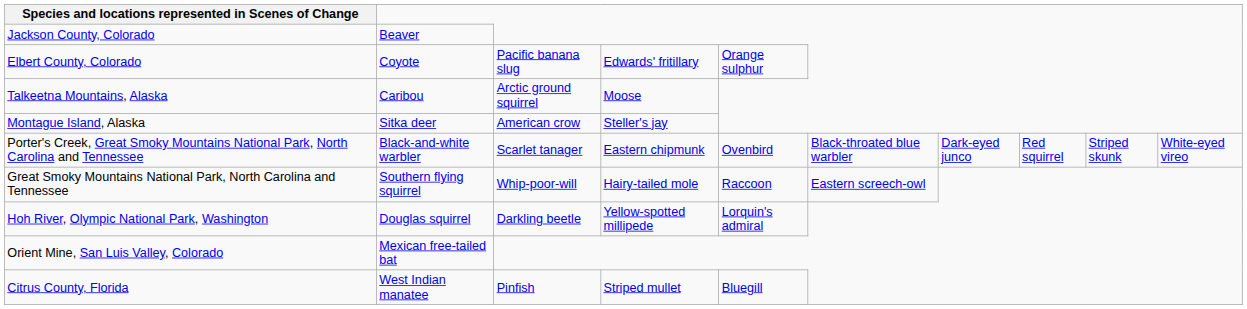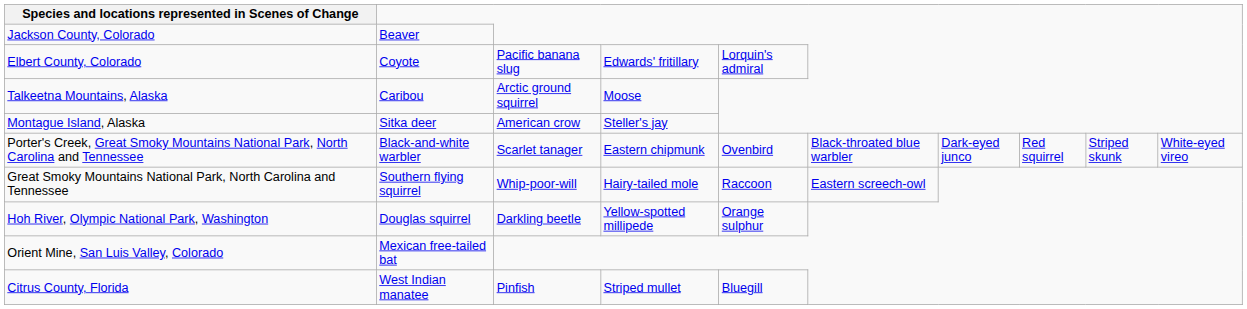(743, 61) Orange sulphur -> (747, 61) Lorquin's admiral
(747, 218) Lorquin's admiral -> (743, 218) Orange sulphur
